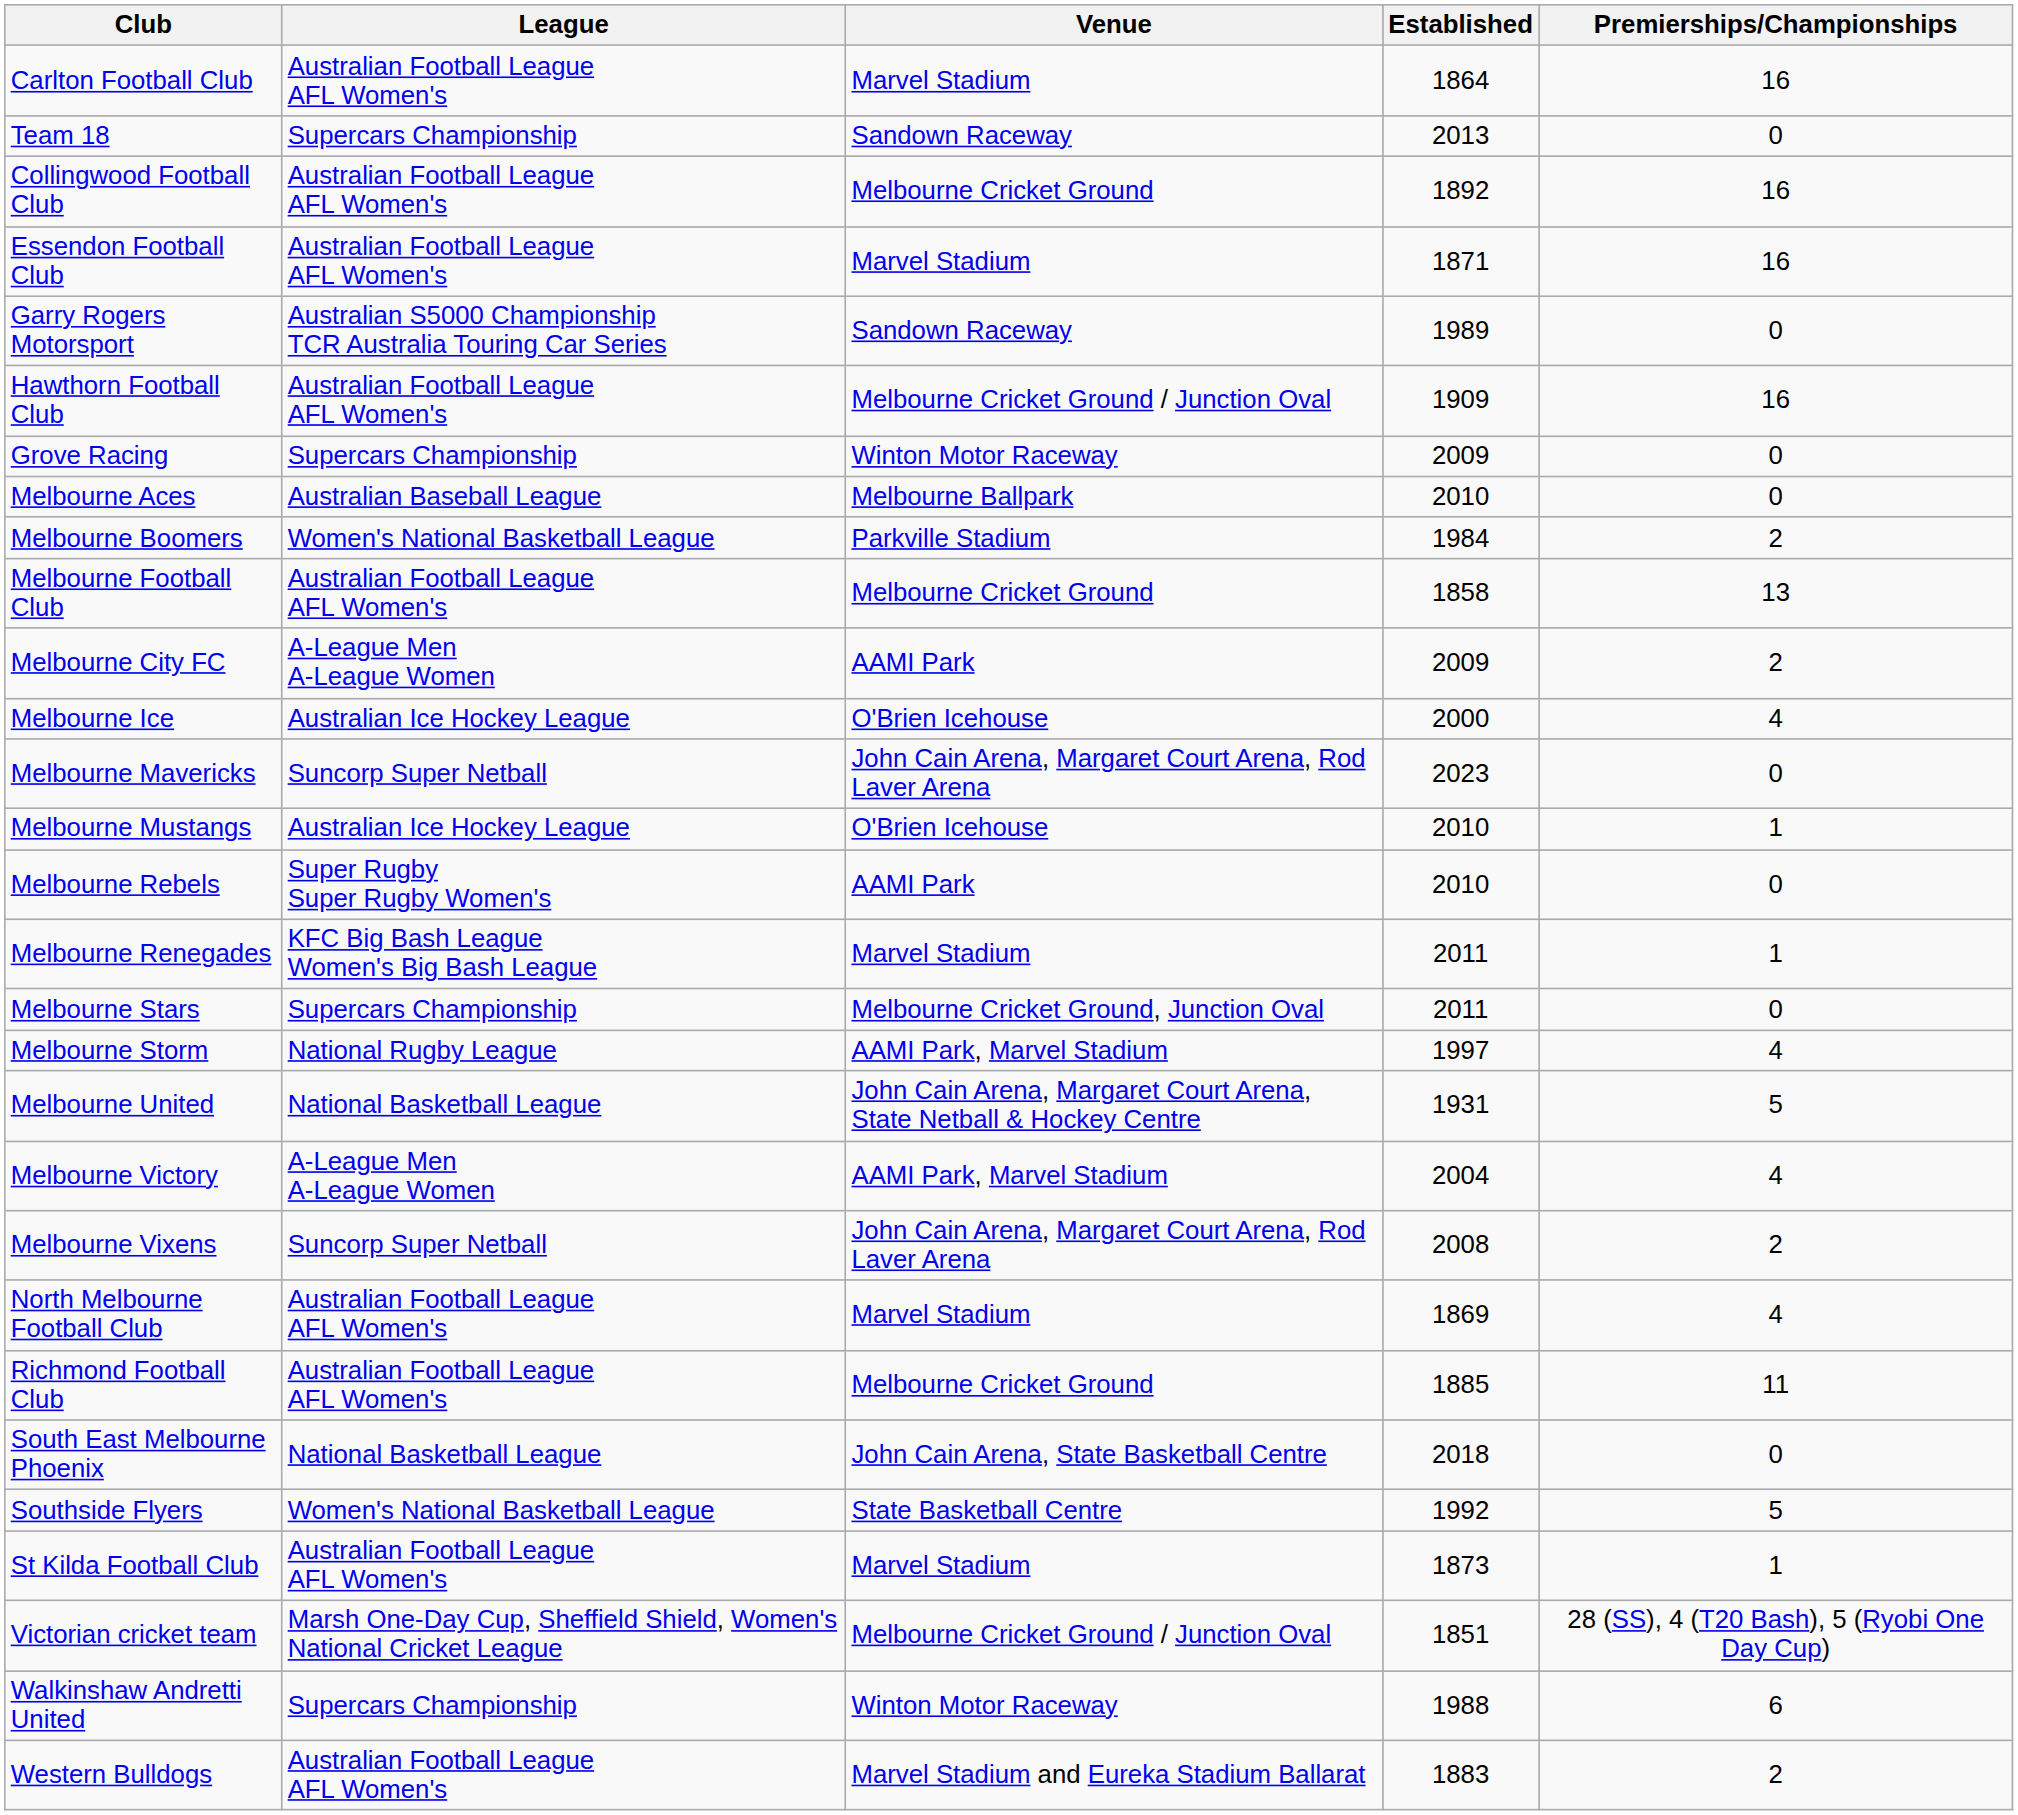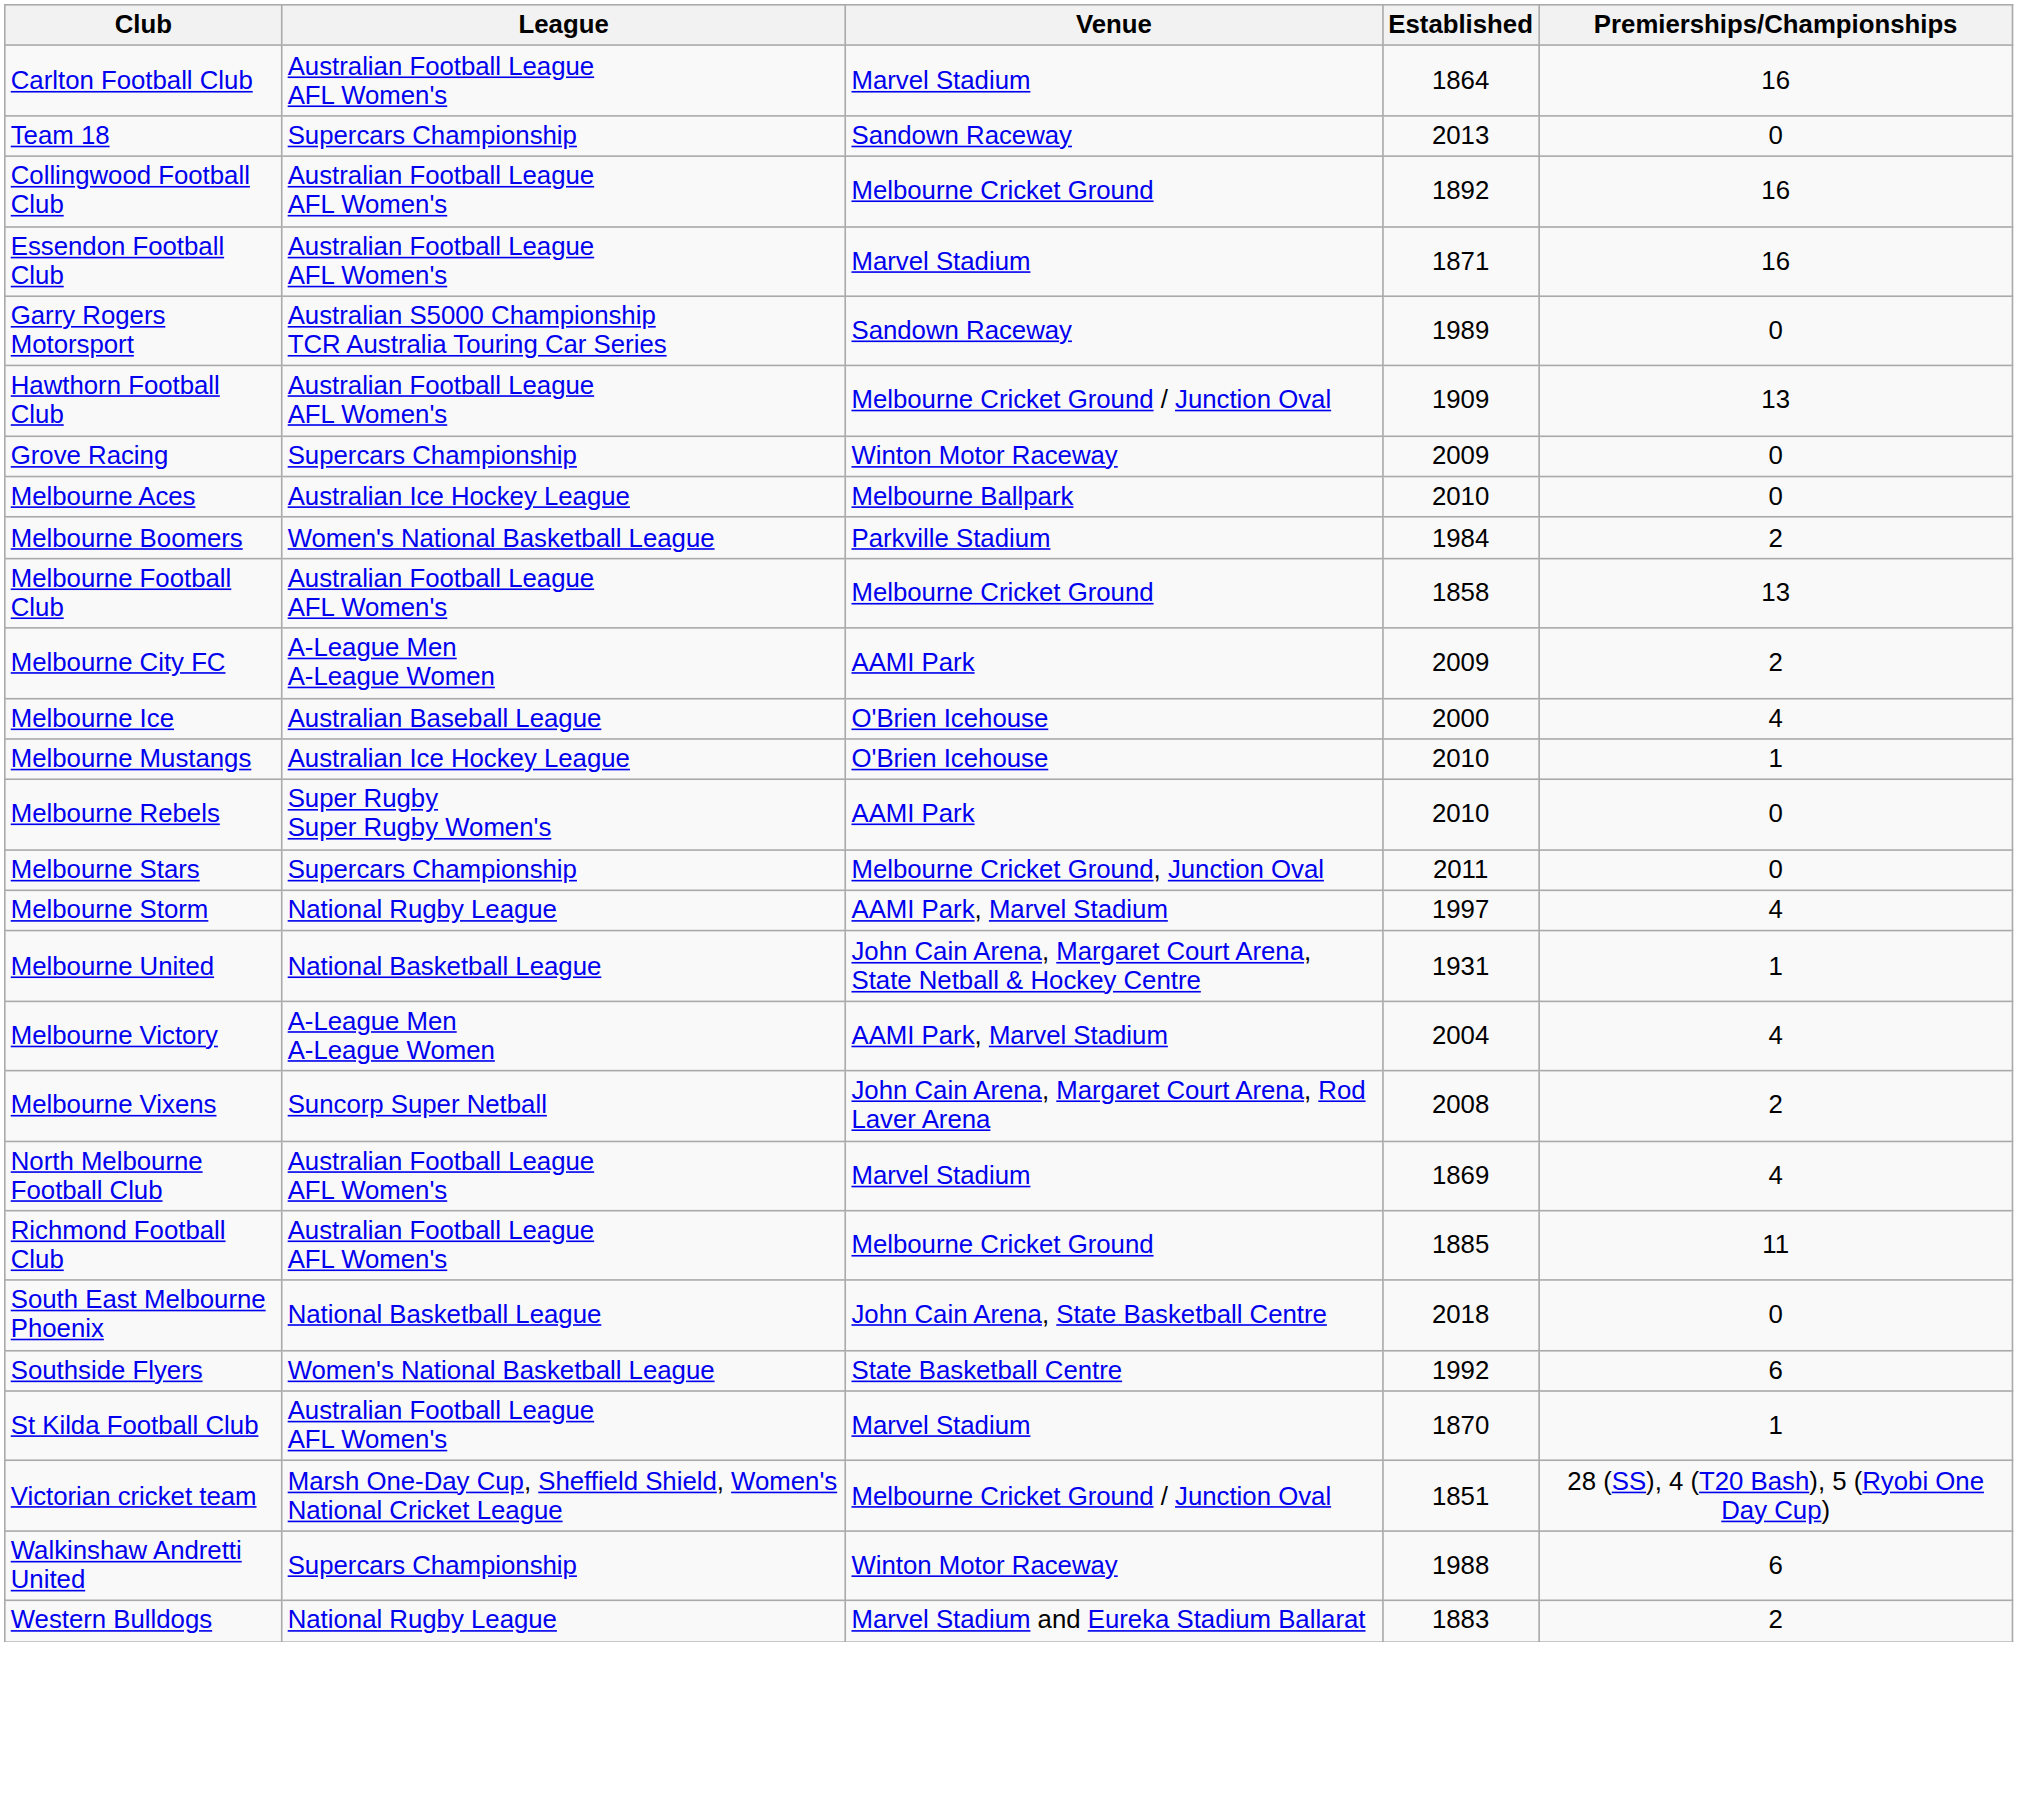(1776, 400) 16 -> (1776, 400) 13
(445, 496) Australian Baseball League -> (459, 496) Australian Ice Hockey League
(459, 718) Australian Ice Hockey League -> (445, 718) Australian Baseball League
- row: (133, 773)
- row: (141, 953)
(1776, 1105) 5 -> (1776, 965) 1
(1776, 1509) 5 -> (1776, 1370) 6
(1461, 1565) 1873 -> (1461, 1425) 1870
(441, 1774) Australian Football League AFL Women's -> (422, 1620) National Rugby League
